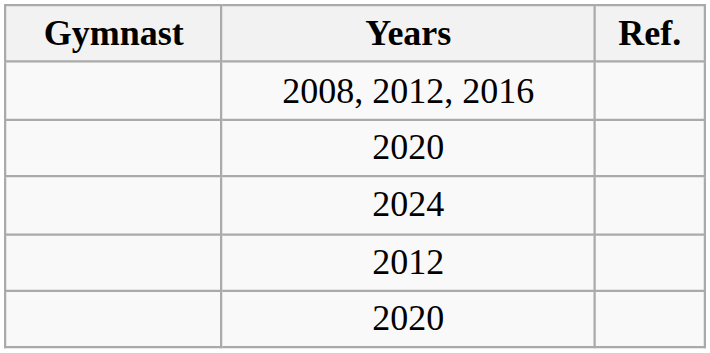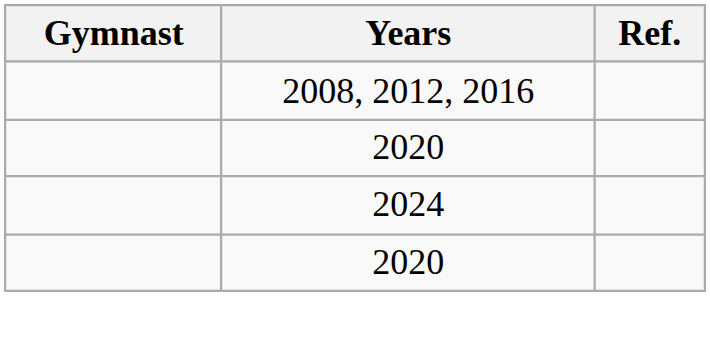- row: (114, 262)
